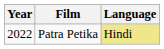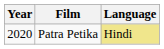(20, 34) 2022 -> (20, 34) 2020
